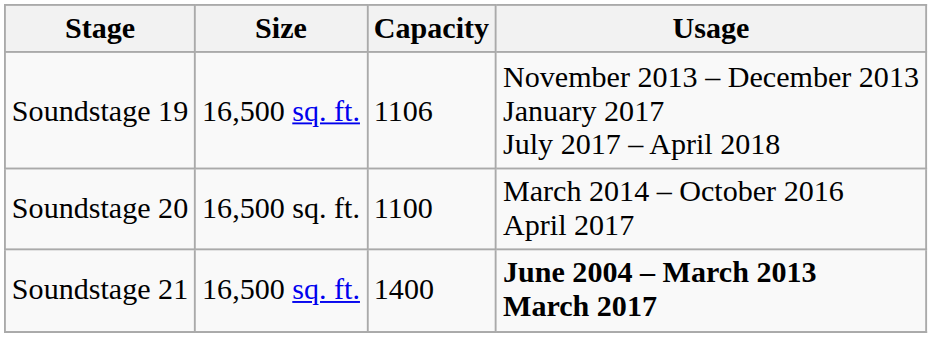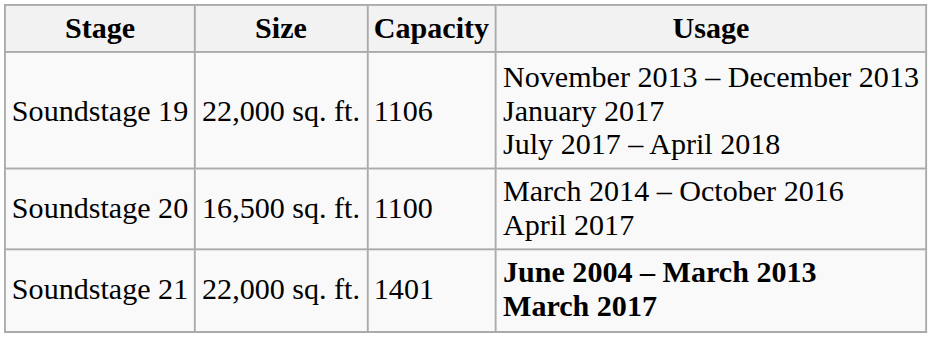(281, 109) 16,500 sq. ft. -> (281, 109) 22,000 sq. ft.
(281, 289) 16,500 sq. ft. -> (281, 289) 22,000 sq. ft.
(404, 289) 1400 -> (404, 289) 1401
